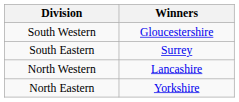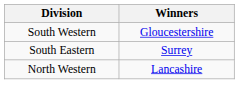- row: (62, 87)
